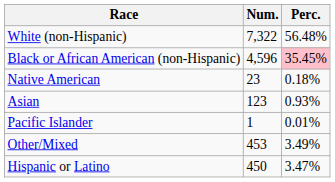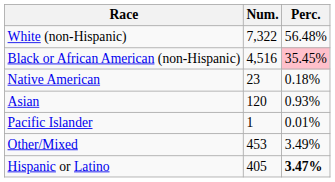(262, 58) 4,596 -> (262, 58) 4,516
(257, 101) 123 -> (257, 101) 120
(257, 166) 450 -> (257, 166) 405
(302, 166) normal -> (304, 166) bold
